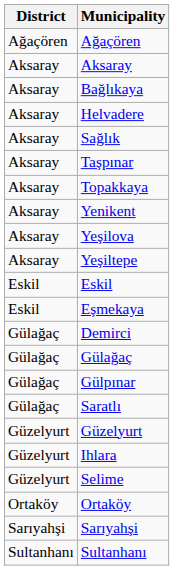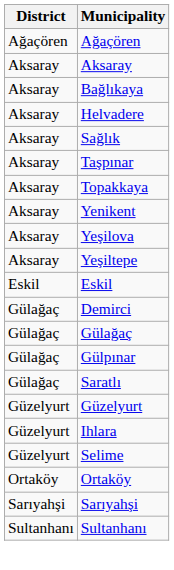- row: (112, 308)
